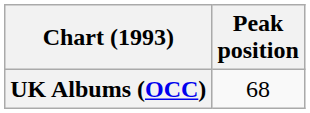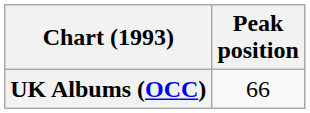(258, 88) 68 -> (258, 88) 66
